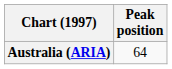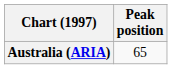(140, 52) 64 -> (140, 52) 65
